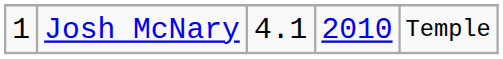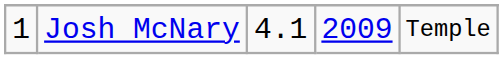(357, 29) 2010 -> (357, 29) 2009
